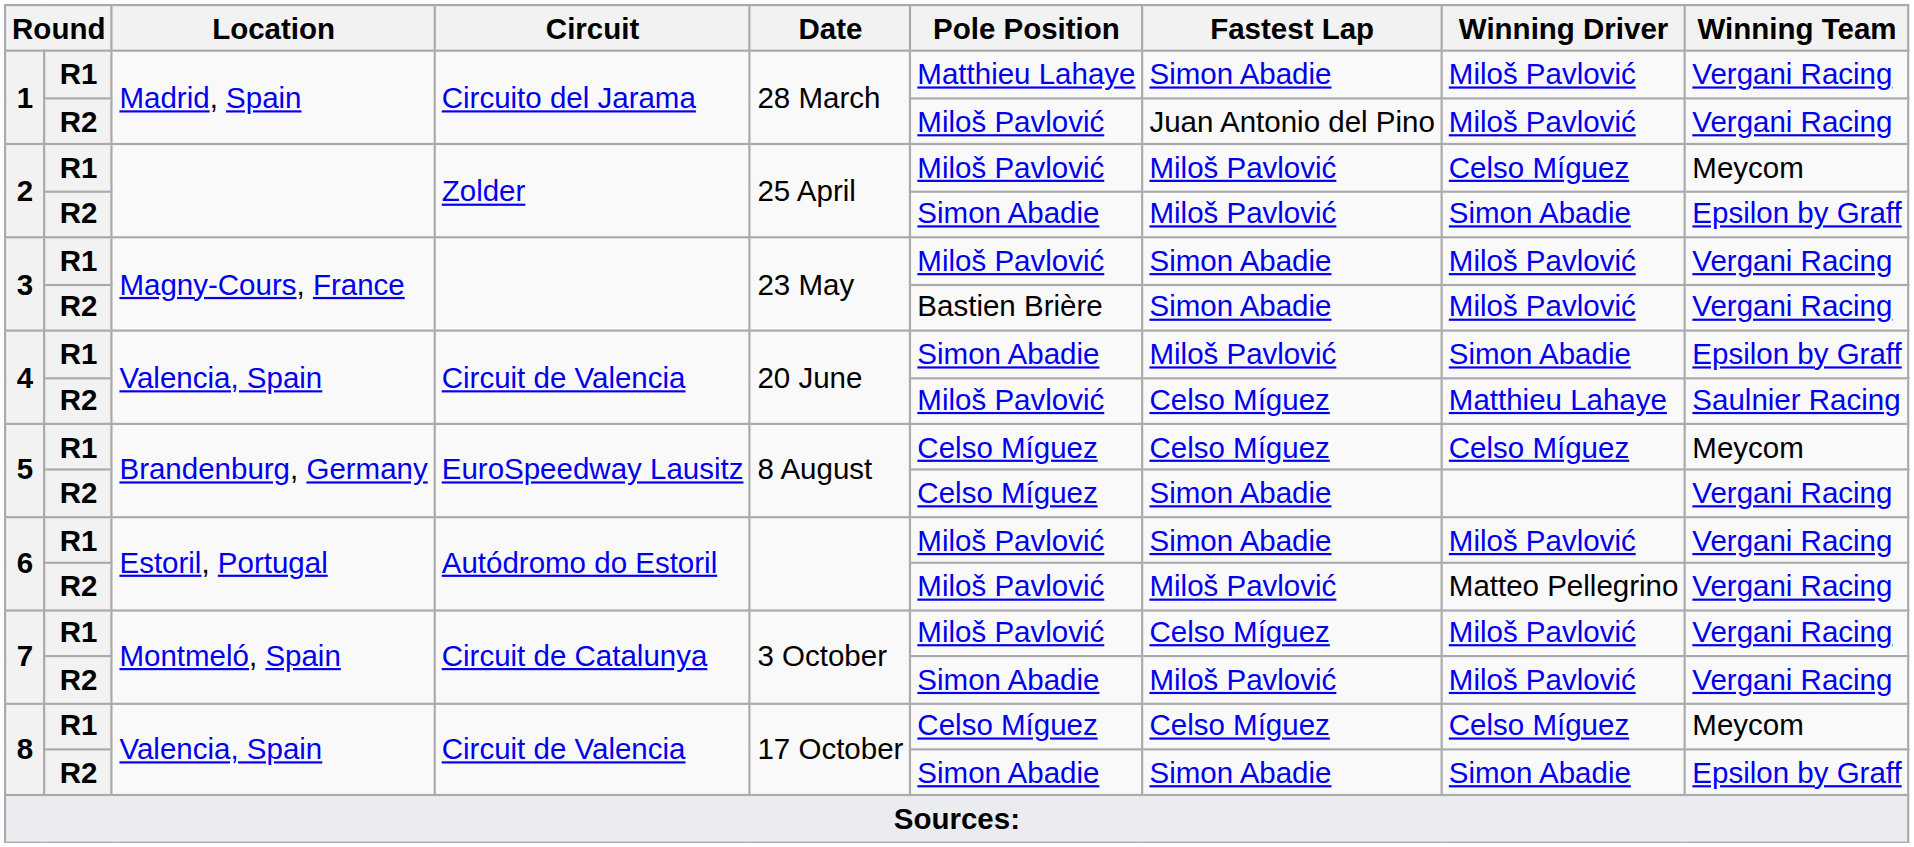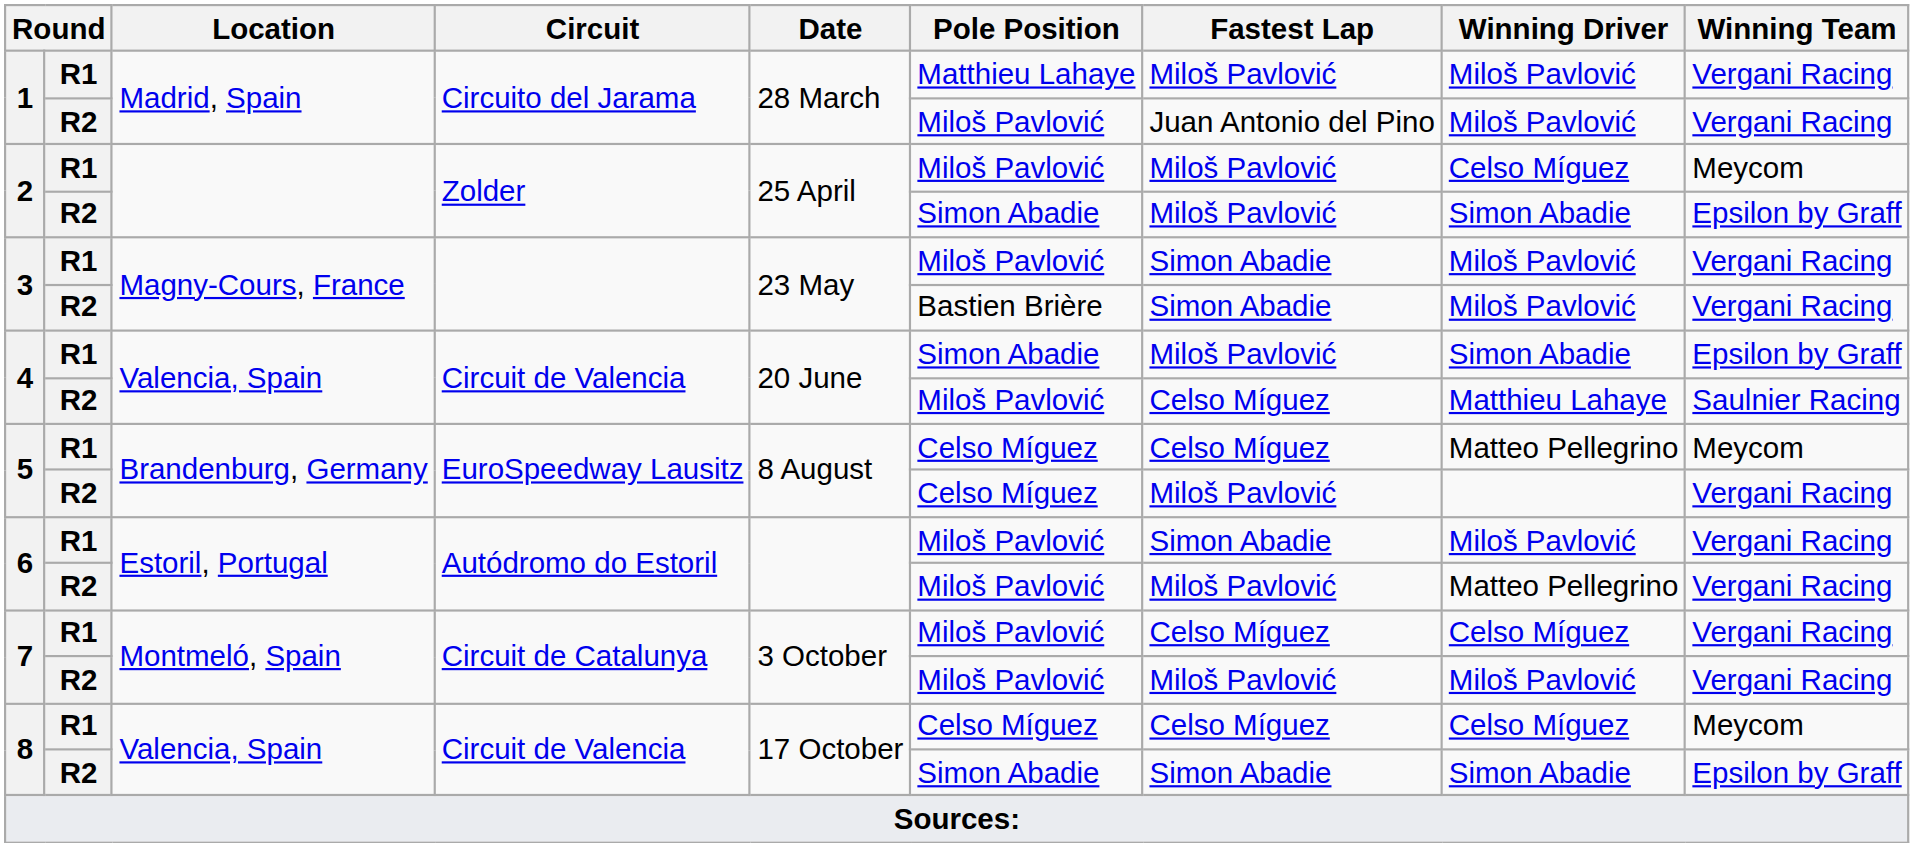(1240, 74) Simon Abadie -> (1243, 74) Miloš Pavlović
(1539, 447) Celso Míguez -> (1564, 447) Matteo Pellegrino
(1240, 493) Simon Abadie -> (1243, 493) Miloš Pavlović
(1542, 633) Miloš Pavlović -> (1539, 633) Celso Míguez
(1008, 679) Simon Abadie -> (1011, 679) Miloš Pavlović
